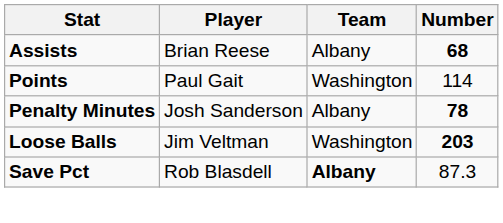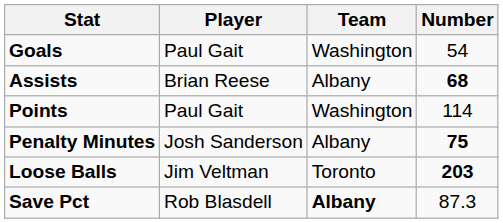+ row: (36, 50)
(457, 111) 78 -> (457, 141) 75
(362, 141) Washington -> (344, 171) Toronto
